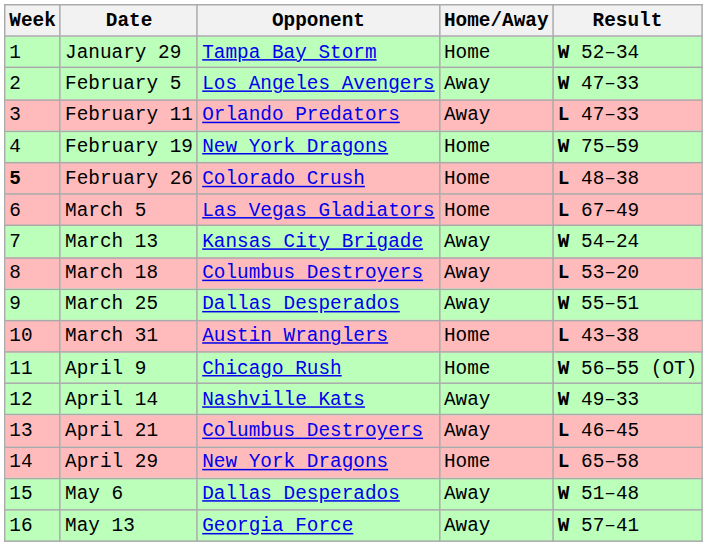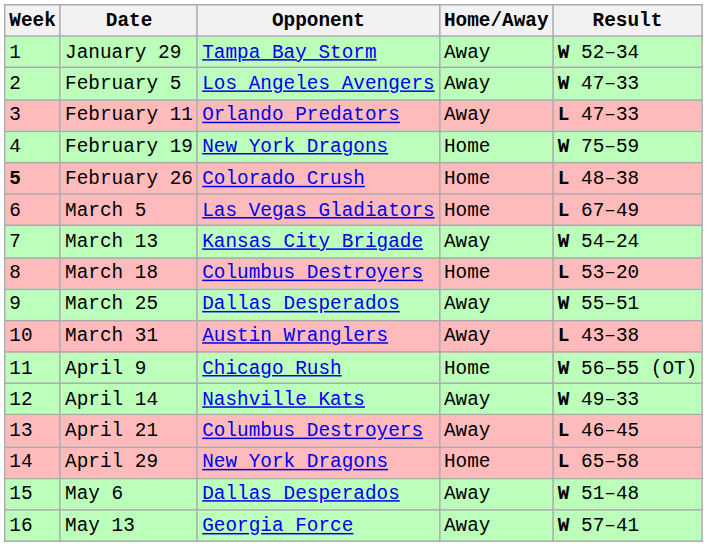(467, 52) Home -> (467, 52) Away
(467, 273) Away -> (467, 273) Home
(467, 336) Home -> (467, 336) Away
